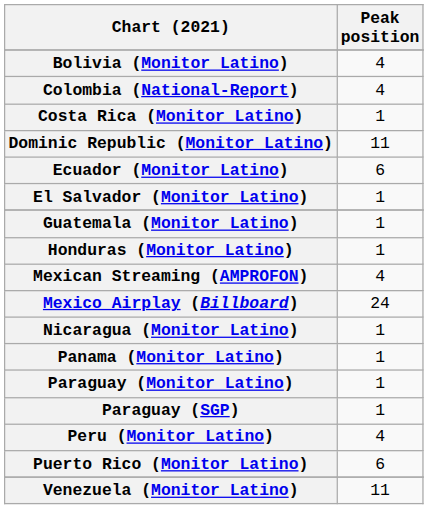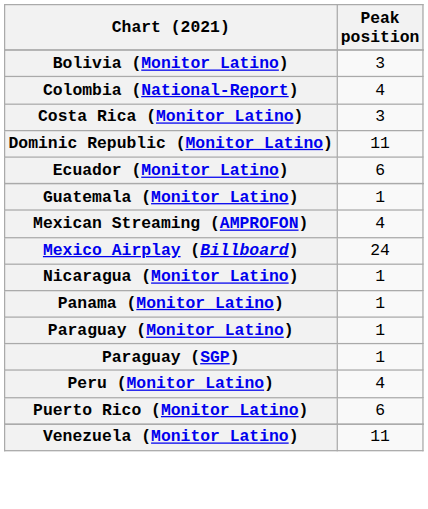(380, 64) 4 -> (380, 64) 3
(380, 117) 1 -> (380, 117) 3
- row: (171, 197)
- row: (171, 250)
